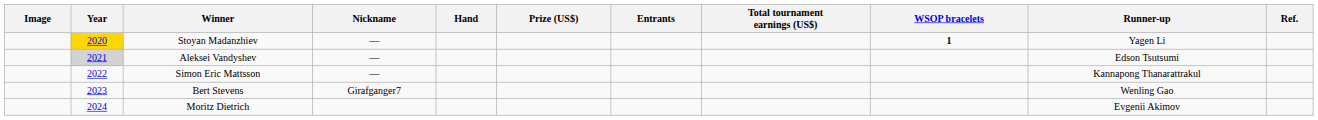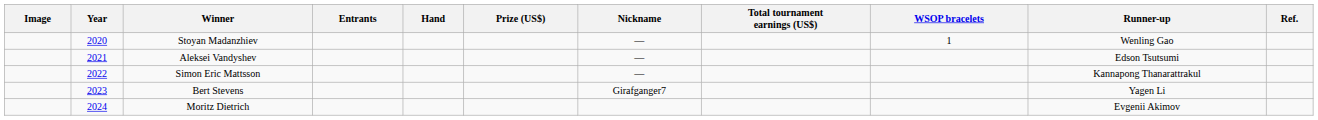columns swapped: (374, 18) <-> (656, 18)
(97, 41) gold background -> (97, 41) no background
(949, 41) bold -> (949, 41) normal
(1147, 41) Yagen Li -> (1147, 41) Wenling Gao
(97, 57) lightgrey background -> (97, 57) no background
(1147, 91) Wenling Gao -> (1147, 91) Yagen Li
